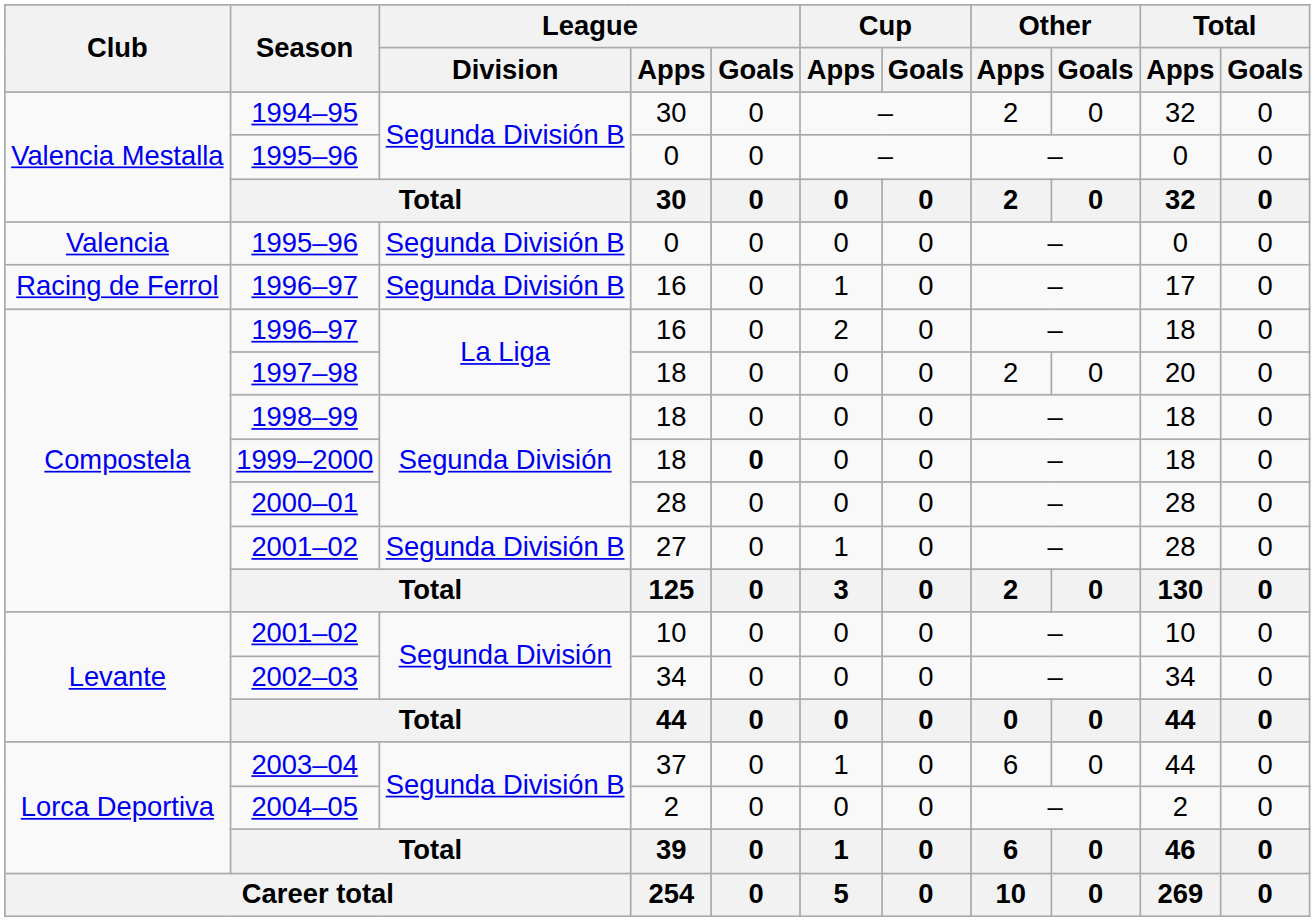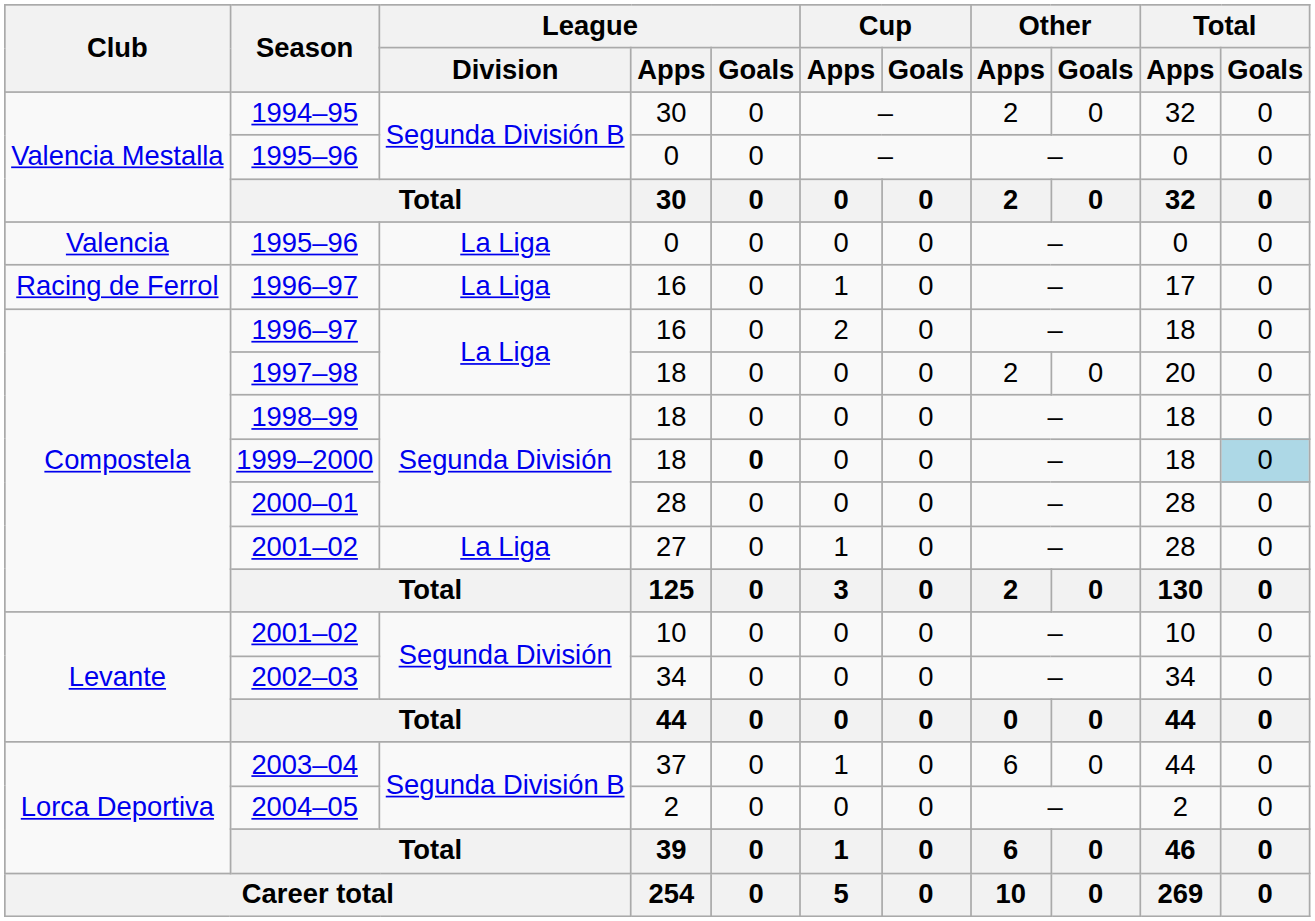(505, 243) Segunda División B -> (505, 243) La Liga
(505, 286) Segunda División B -> (505, 286) La Liga
(1265, 460) no background -> (1265, 460) lightblue background
(505, 546) Segunda División B -> (505, 546) La Liga
